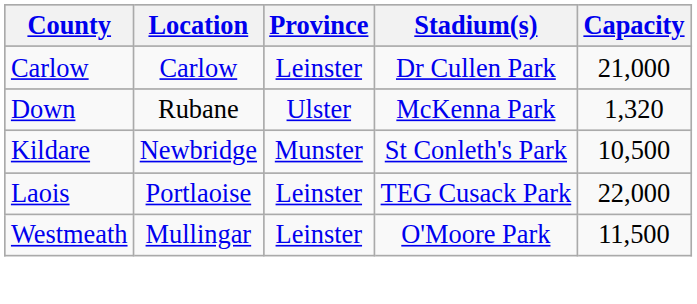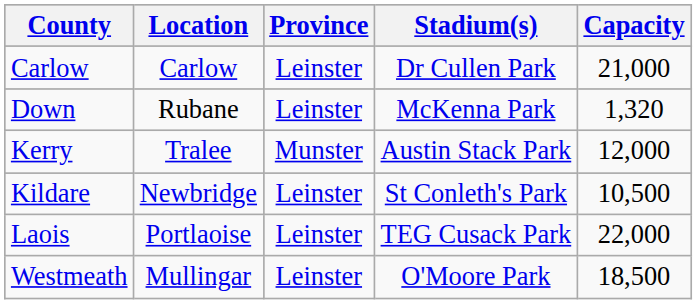(319, 109) Ulster -> (319, 109) Leinster
+ row: (42, 151)
(319, 151) Munster -> (319, 192) Leinster
(634, 234) 11,500 -> (634, 276) 18,500
